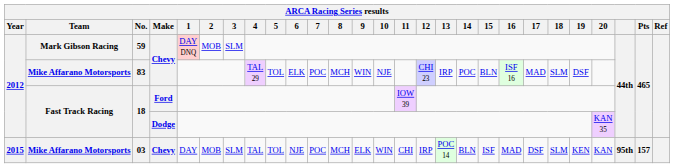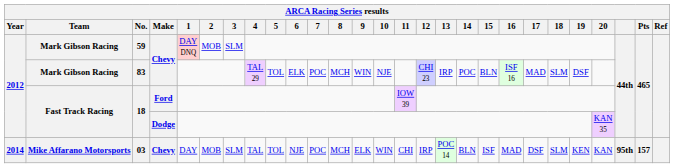(79, 73) Mike Affarano Motorsports -> (79, 73) Mark Gibson Racing
(15, 150) 2015 -> (15, 150) 2014
